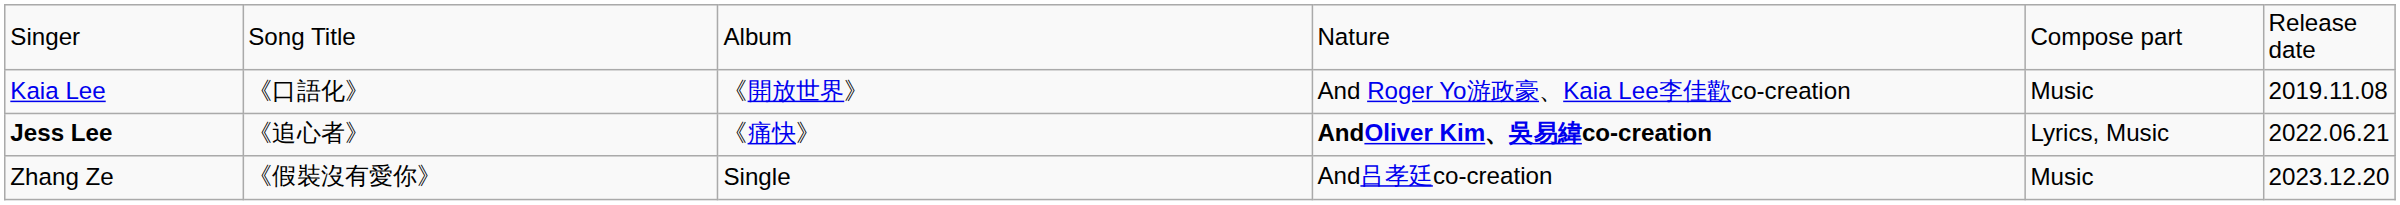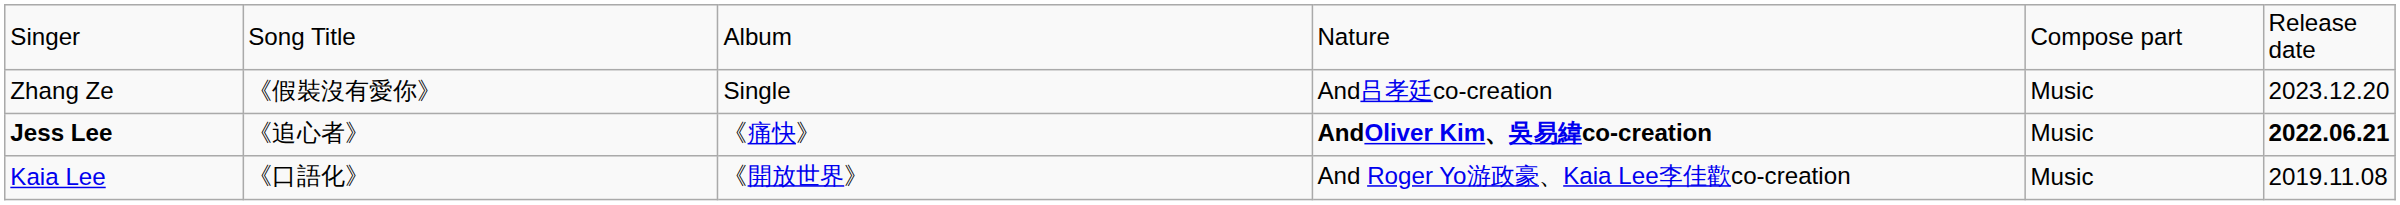rows swapped: (58, 91) <-> (62, 177)
(2100, 134) Lyrics, Music -> (2062, 134) Music
(2329, 134) normal -> (2329, 134) bold
